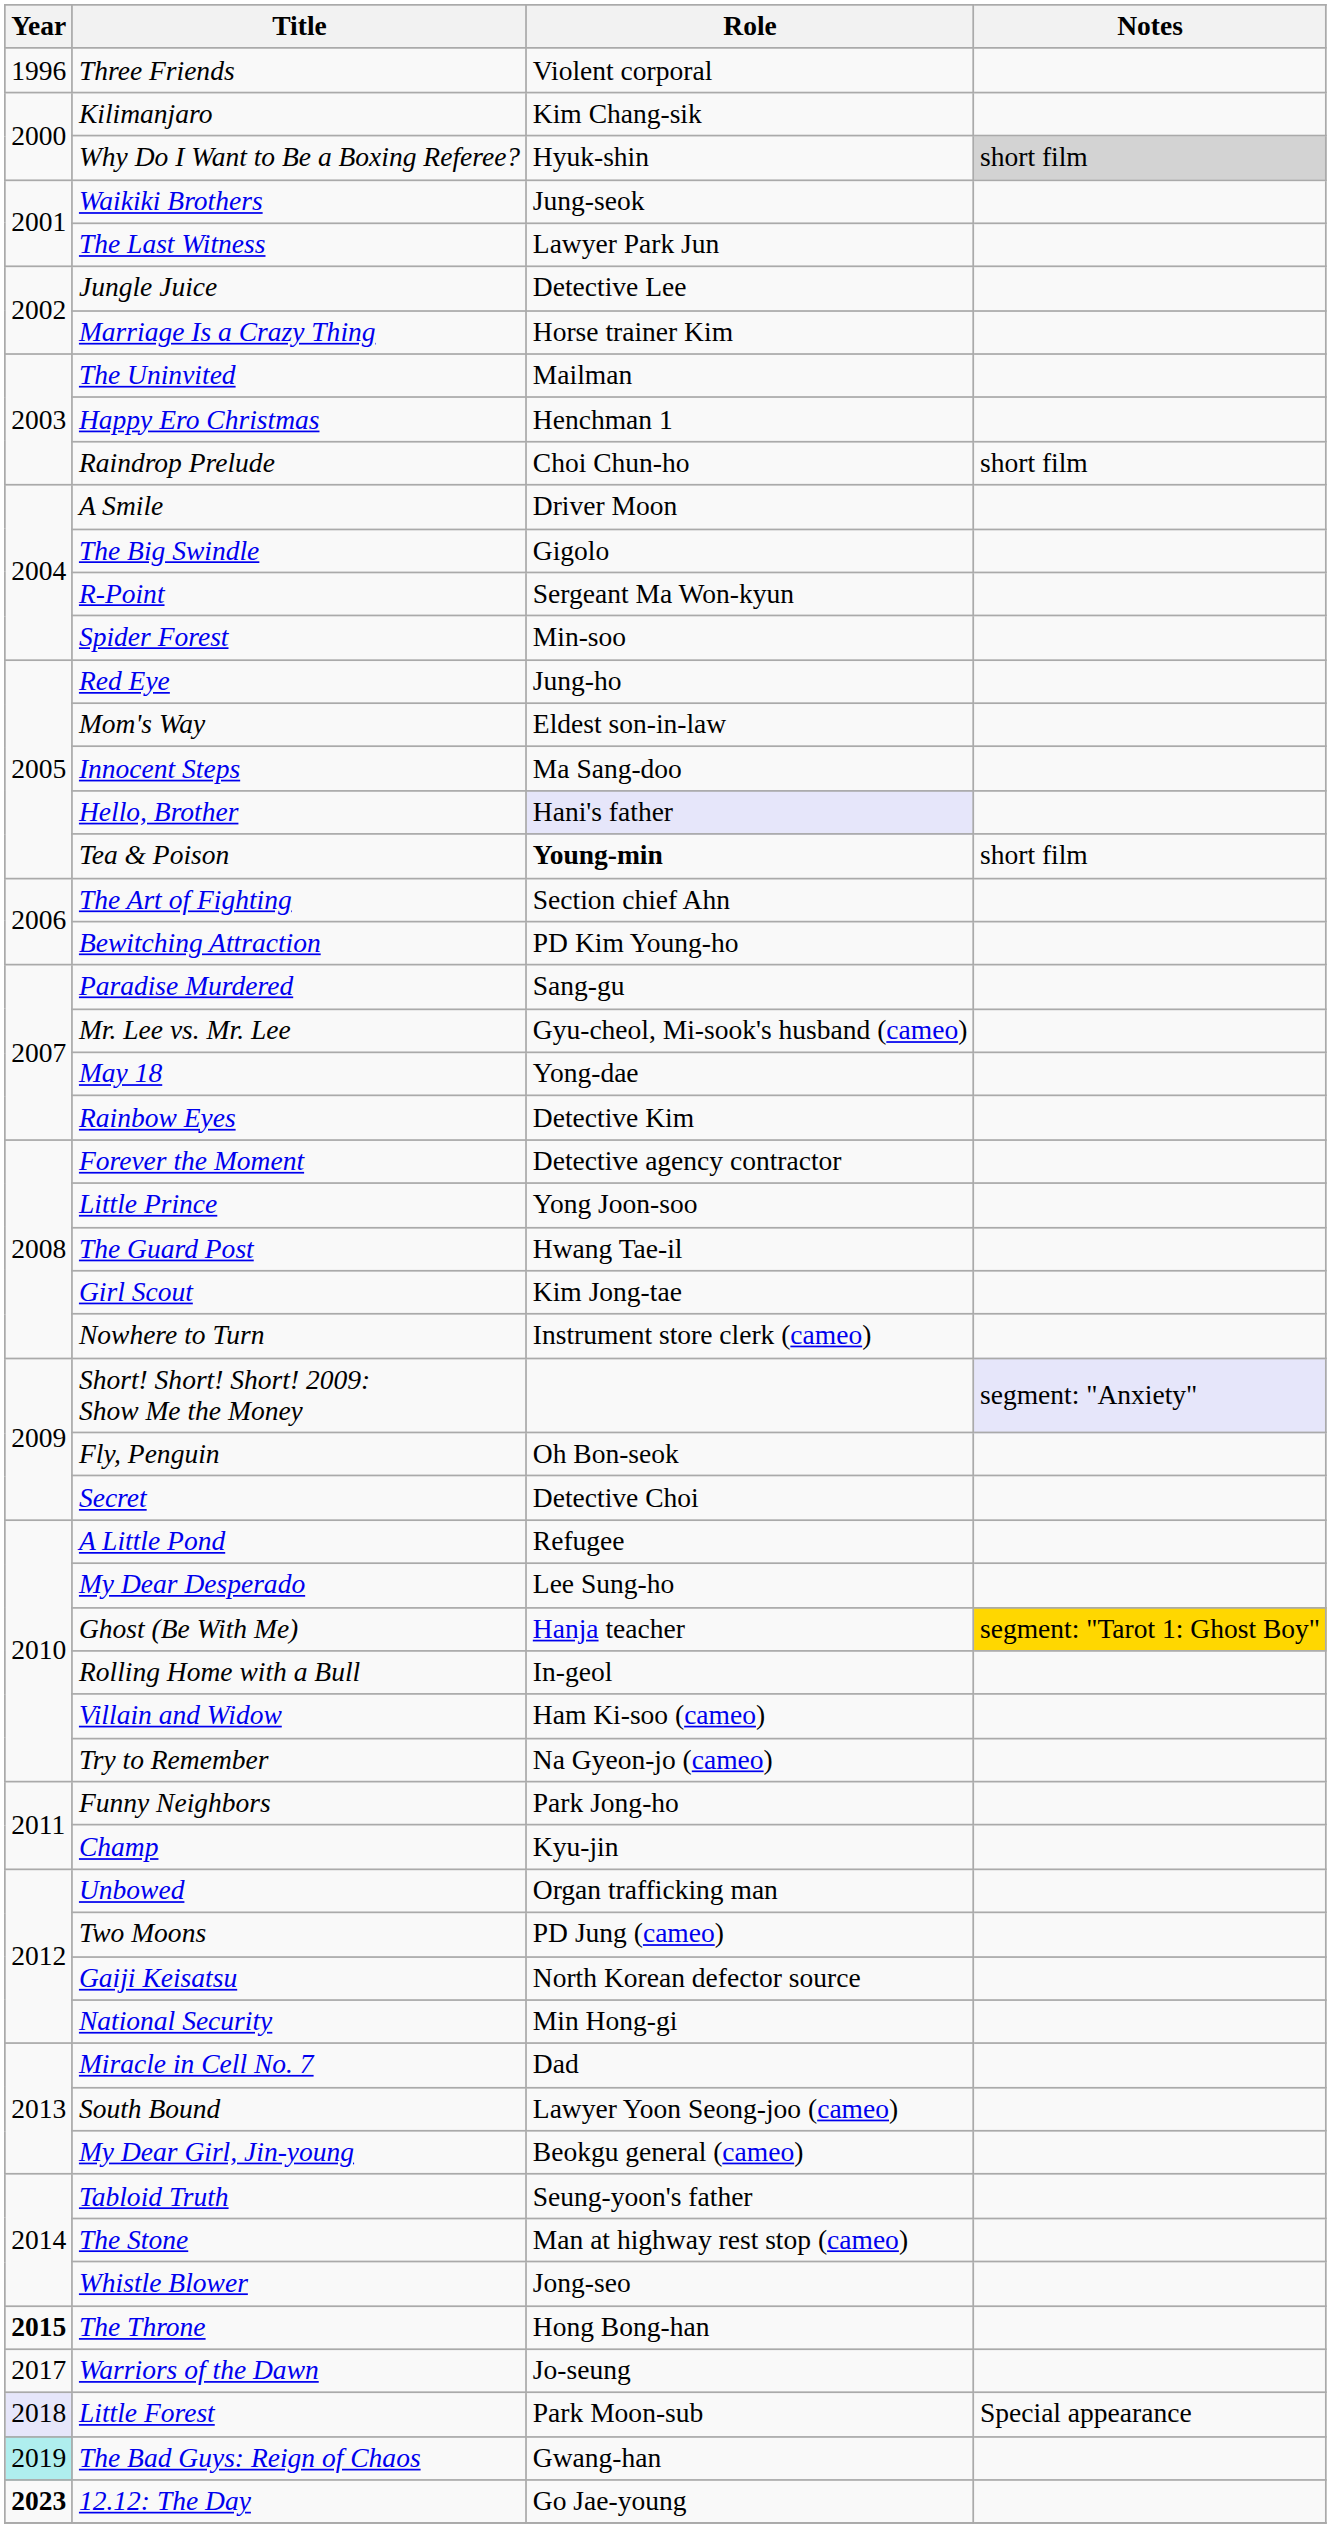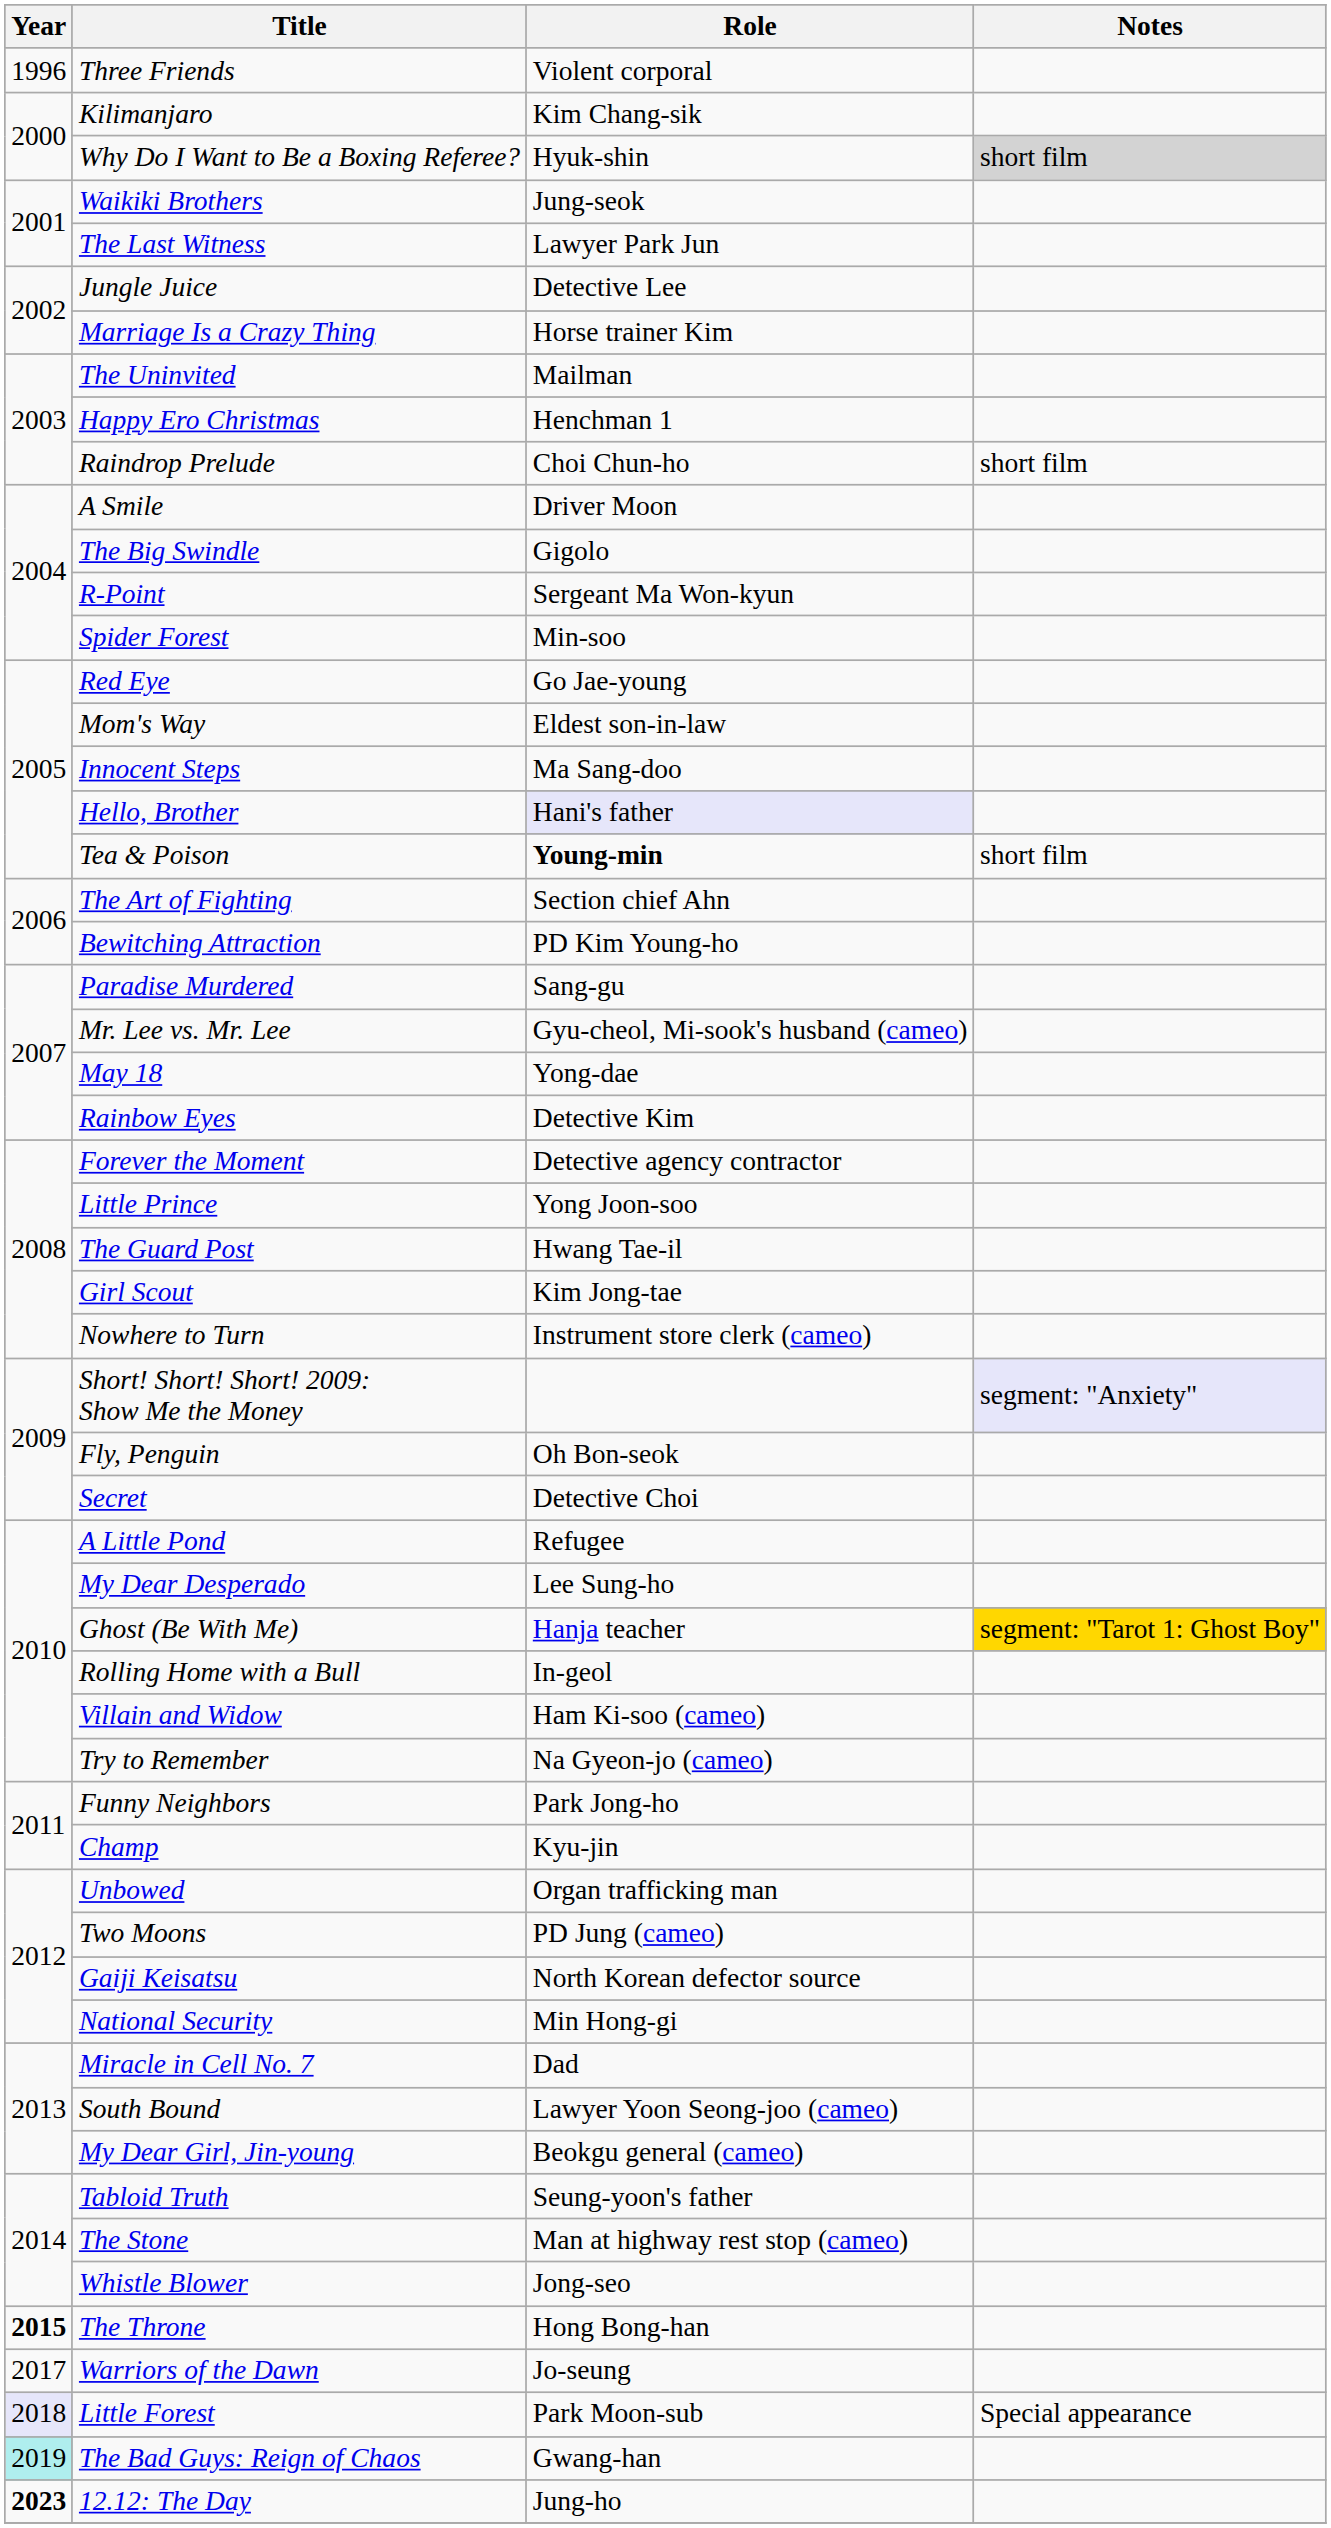(577, 680) Jung-ho -> (610, 680) Go Jae-young
(610, 2501) Go Jae-young -> (577, 2501) Jung-ho
